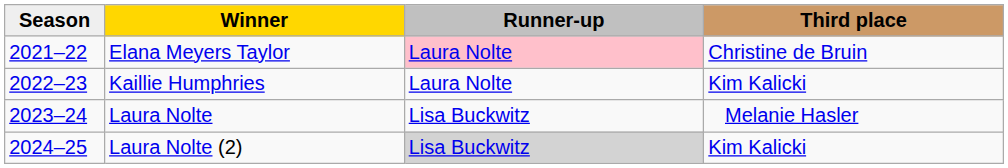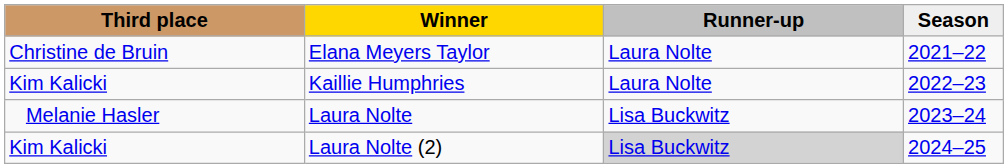columns swapped: (55, 20) <-> (854, 20)
(460, 52) pink background -> (660, 52) no background
